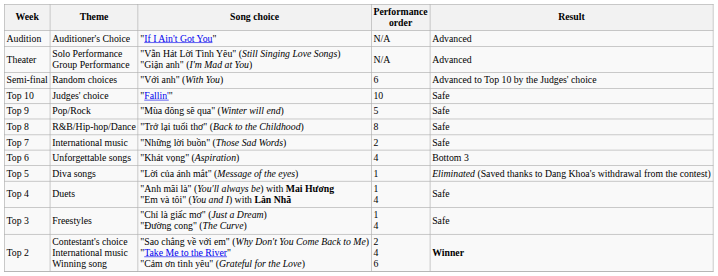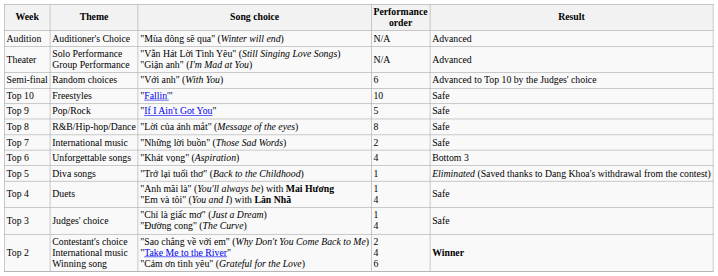(178, 38) "If I Ain't Got You" -> (212, 38) "Mùa đông sẽ qua" (Winter will end)
(80, 96) Judges' choice -> (72, 96) Freestyles
(212, 111) "Mùa đông sẽ qua" (Winter will end) -> (178, 111) "If I Ain't Got You"
(222, 127) "Trở lại tuổi thơ" (Back to the Childhood) -> (219, 127) "Lời của ánh mắt" (Message of the eyes)
(219, 173) "Lời của ánh mắt" (Message of the eyes) -> (222, 173) "Trở lại tuổi thơ" (Back to the Childhood)
(72, 220) Freestyles -> (80, 220) Judges' choice
